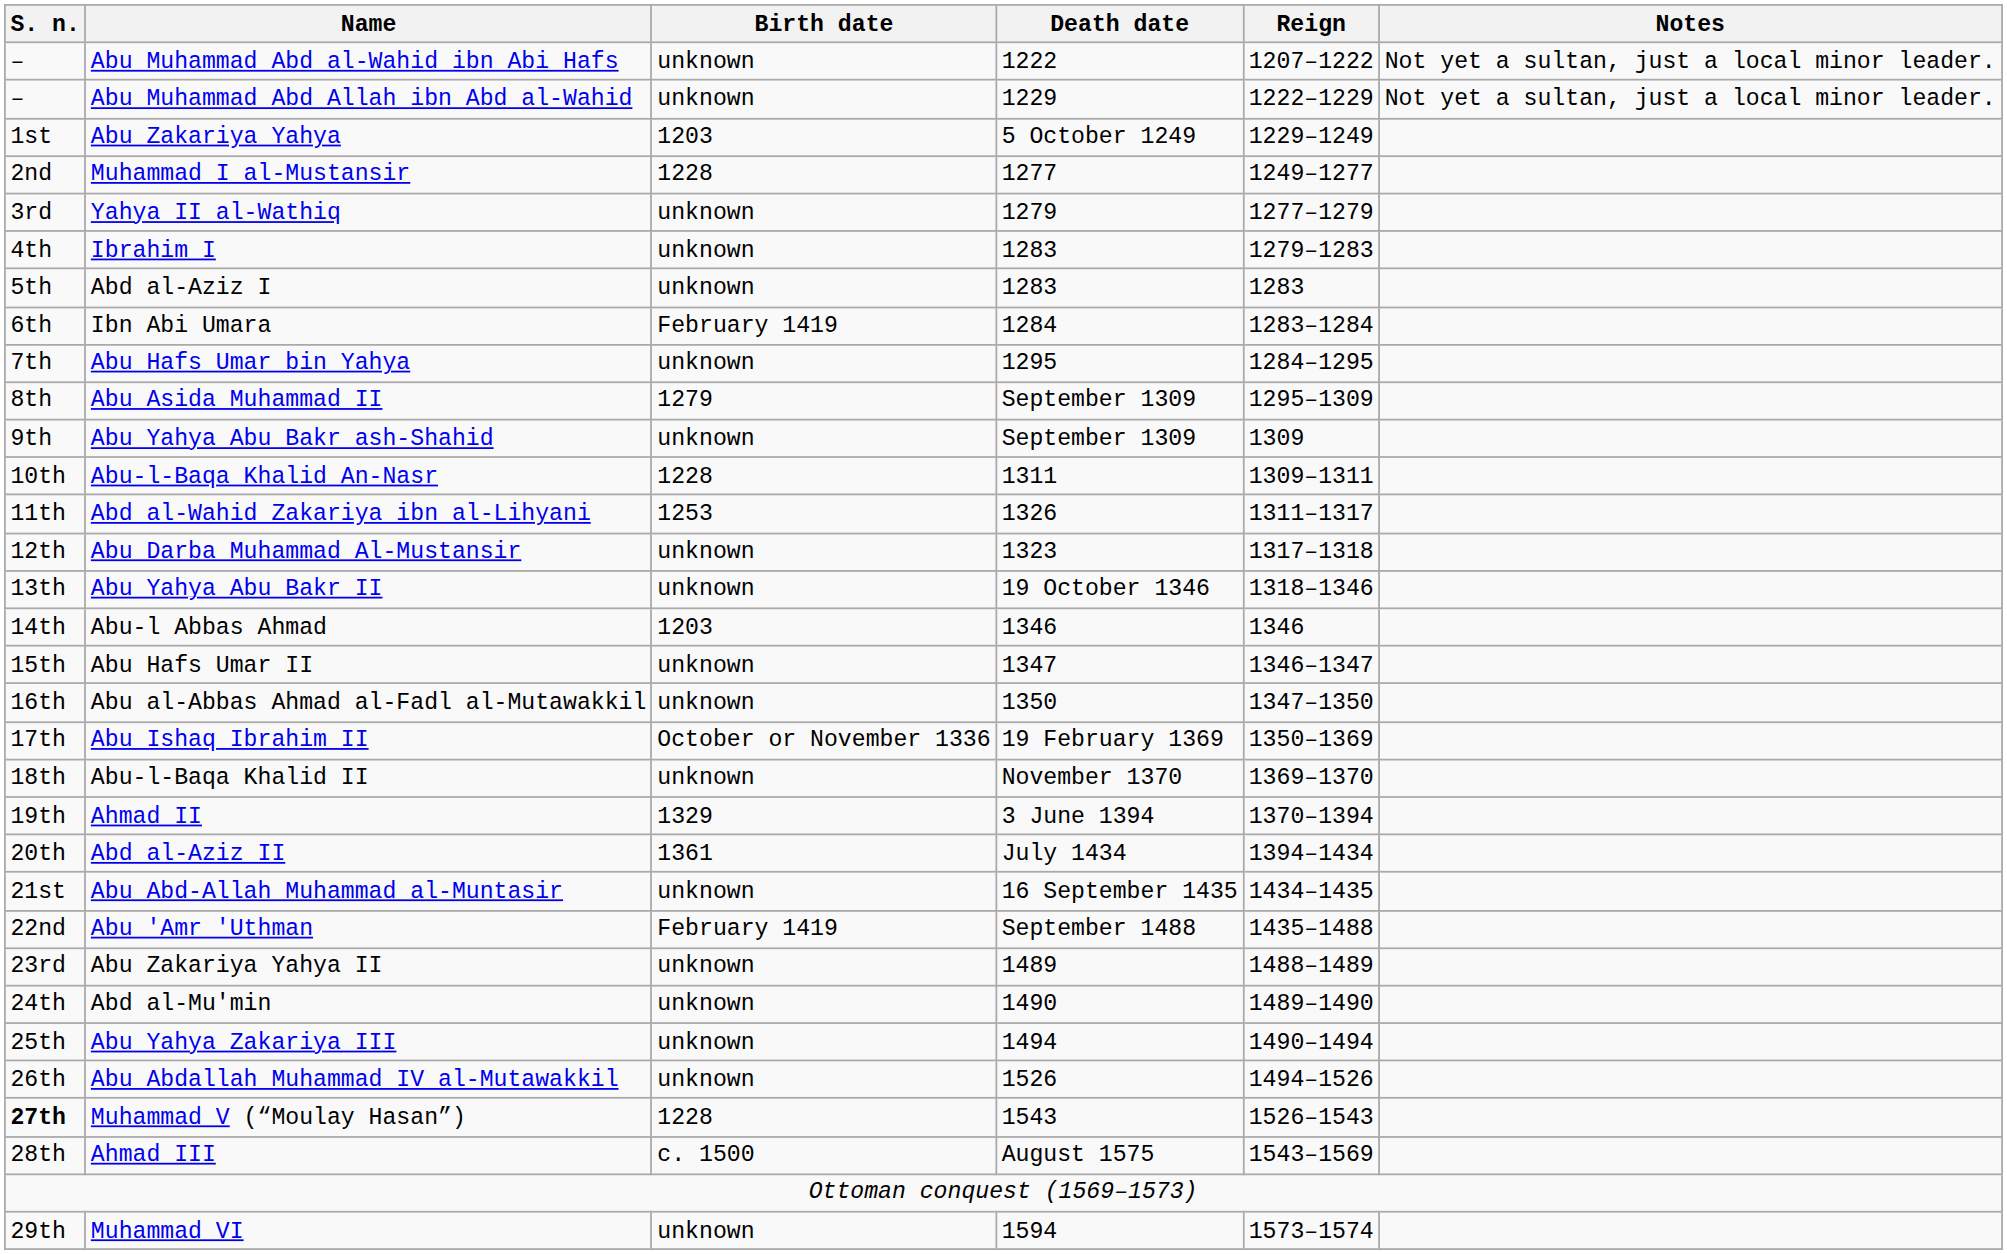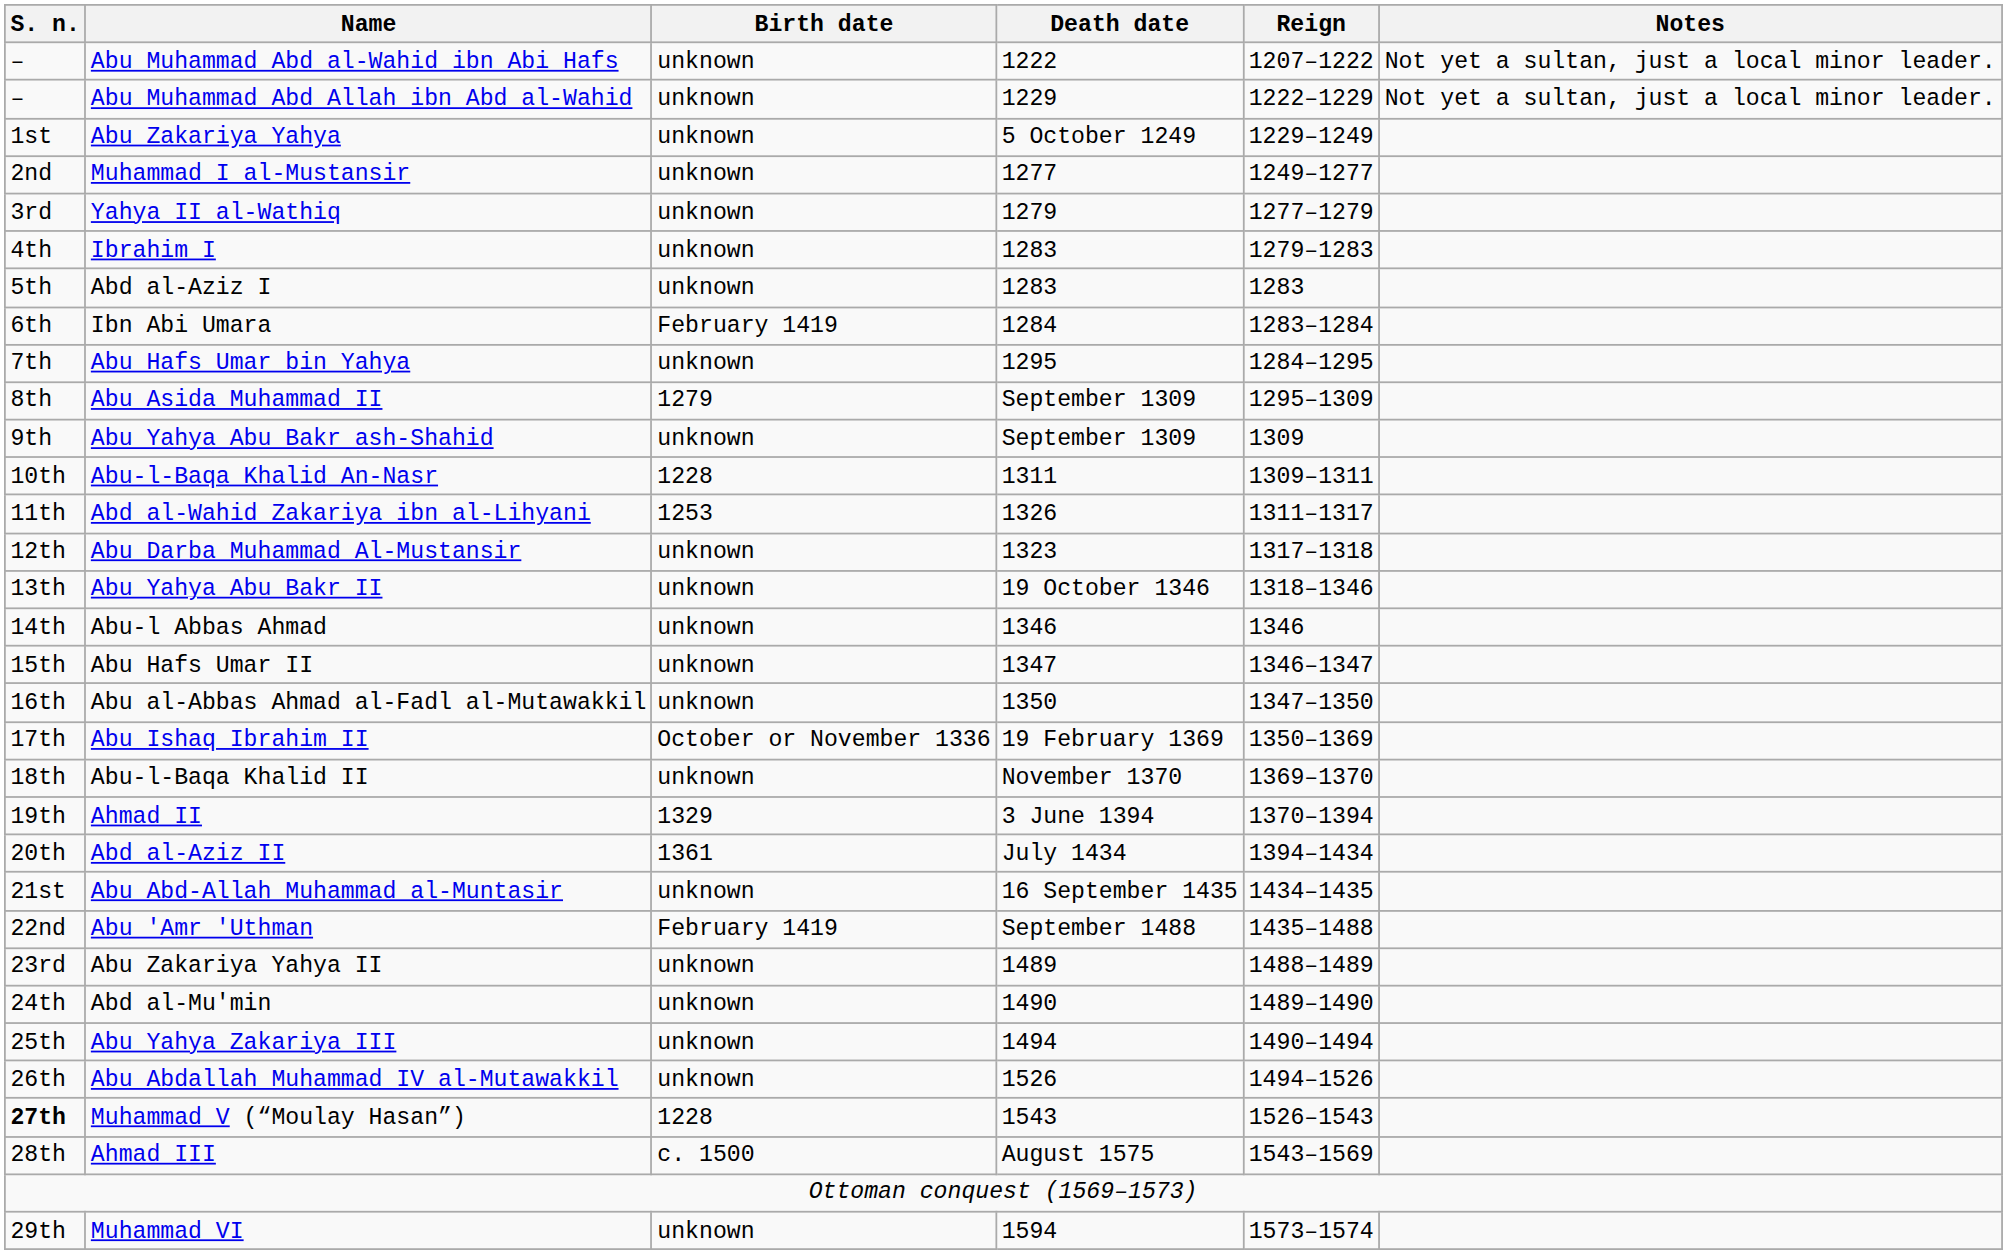(685, 137) 1203 -> (706, 137) unknown
(685, 175) 1228 -> (706, 175) unknown
(685, 627) 1203 -> (706, 627) unknown
